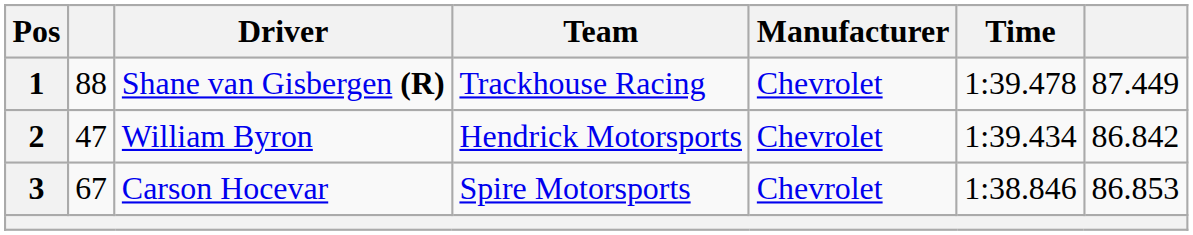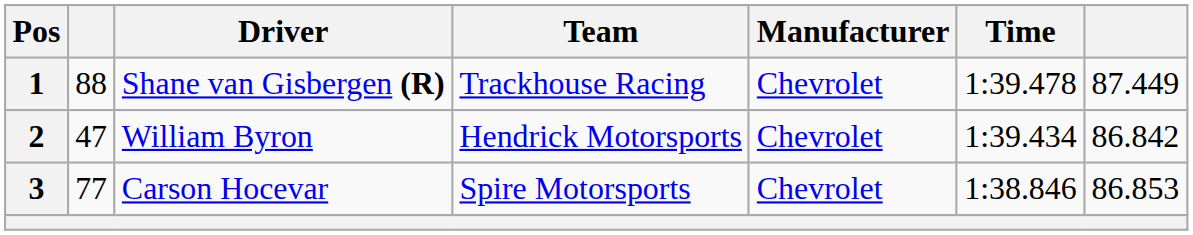(91, 188) 67 -> (91, 188) 77
